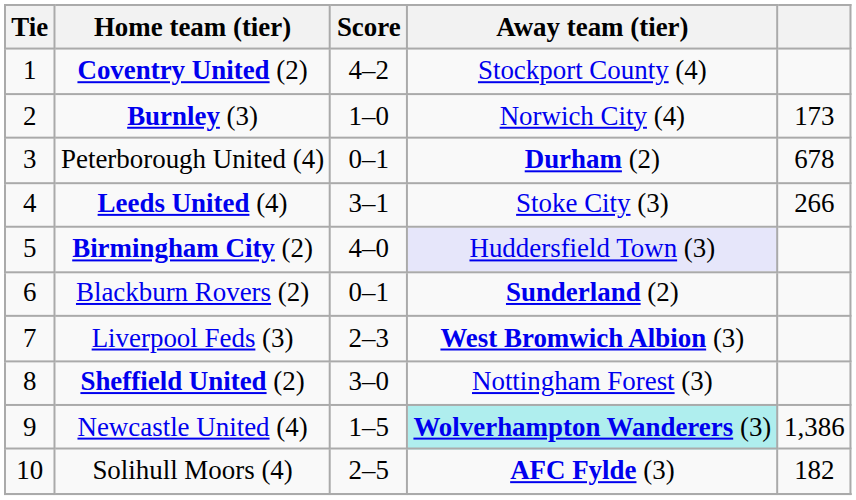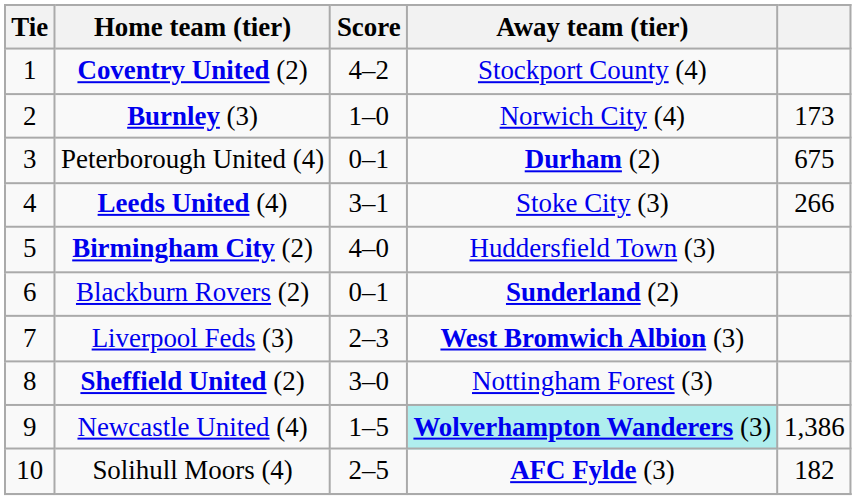(814, 159) 678 -> (814, 159) 675
(592, 248) lavender background -> (592, 248) no background
